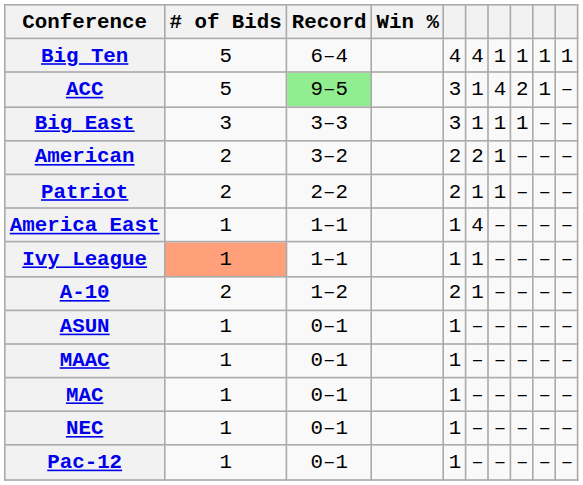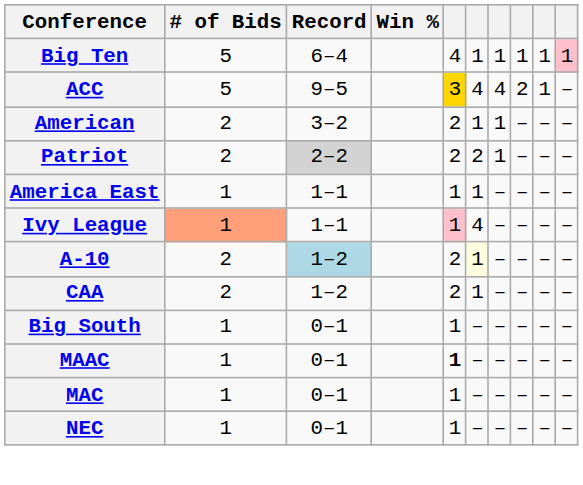(477, 56) 4 -> (477, 56) 1
(567, 56) no background -> (567, 56) pink background
(329, 90) lightgreen background -> (329, 90) no background
(455, 90) no background -> (455, 90) gold background
(477, 90) 1 -> (477, 90) 4
- row: (85, 123)
(477, 157) 2 -> (477, 123) 1
(329, 191) no background -> (329, 157) lightgrey background
(477, 191) 1 -> (477, 157) 2
(477, 225) 4 -> (477, 191) 1
(455, 259) no background -> (455, 225) pink background
(477, 259) 1 -> (477, 225) 4
(329, 293) no background -> (329, 259) lightblue background
(477, 293) no background -> (477, 259) lightyellow background
+ row: (85, 293)
- row: (85, 327)
+ row: (85, 327)
(455, 361) normal -> (455, 361) bold
- row: (85, 462)
